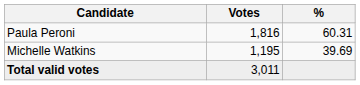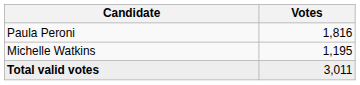- column: (319, 13)
